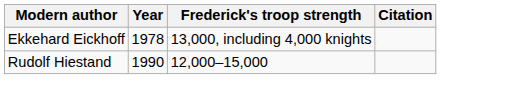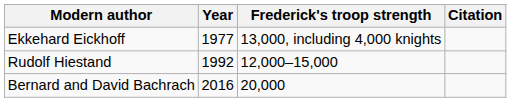(148, 39) 1978 -> (218, 39) 1977
(148, 62) 1990 -> (218, 62) 1992
+ row: (101, 85)
